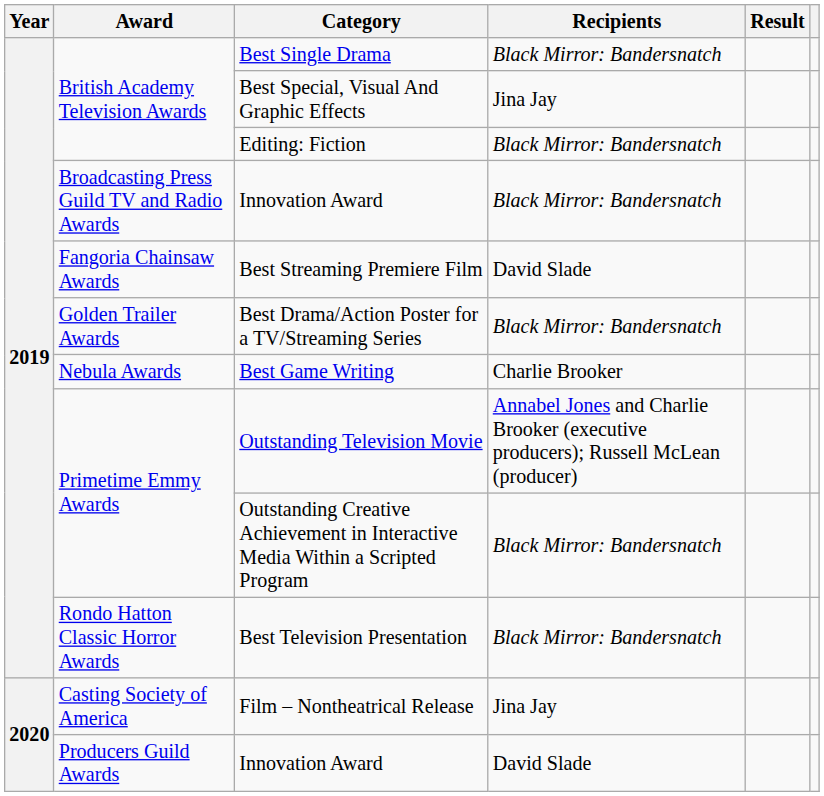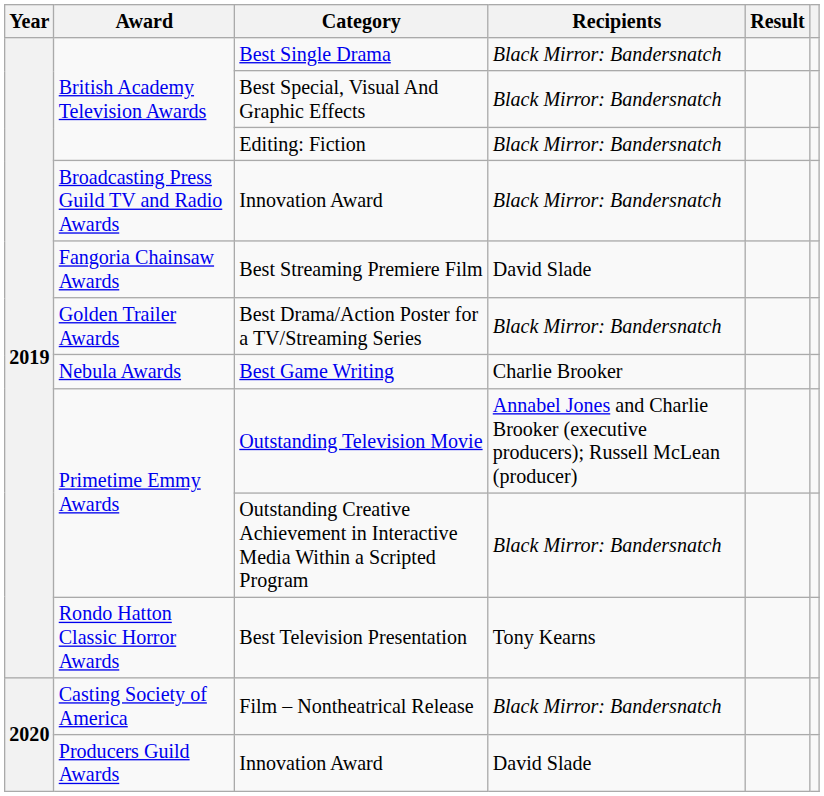(525, 99) Jina Jay -> (607, 99) Black Mirror: Bandersnatch
(607, 637) Black Mirror: Bandersnatch -> (544, 637) Tony Kearns
(525, 705) Jina Jay -> (607, 705) Black Mirror: Bandersnatch
